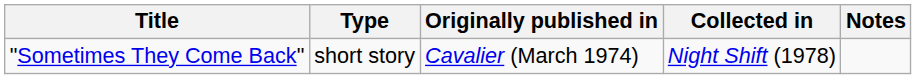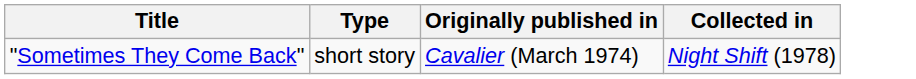- column: (876, 21)
